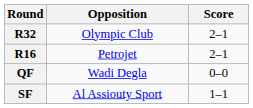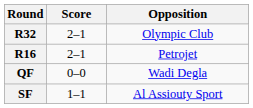columns swapped: (117, 14) <-> (219, 14)
